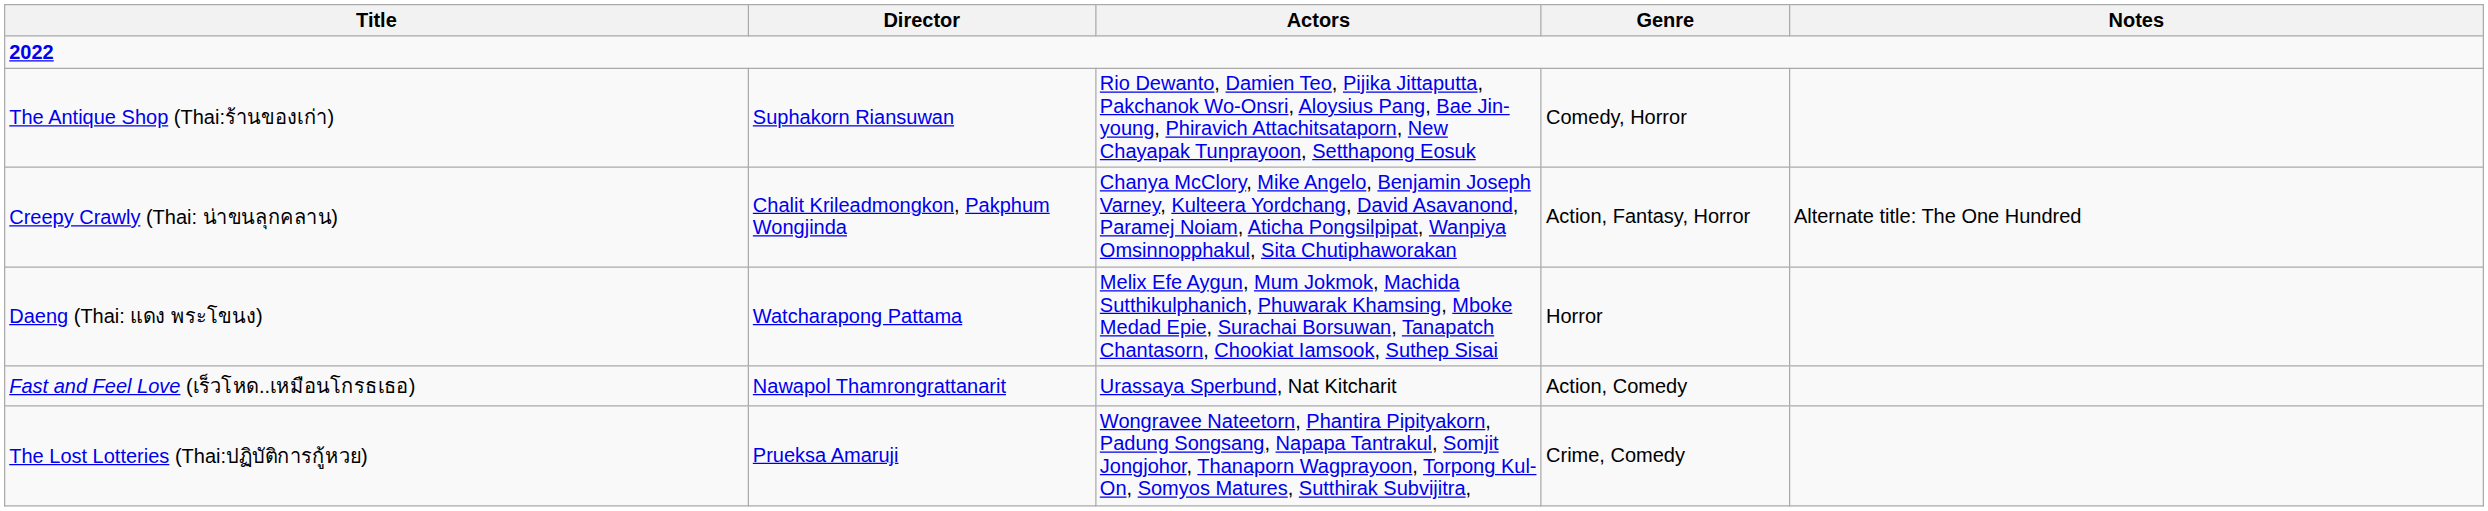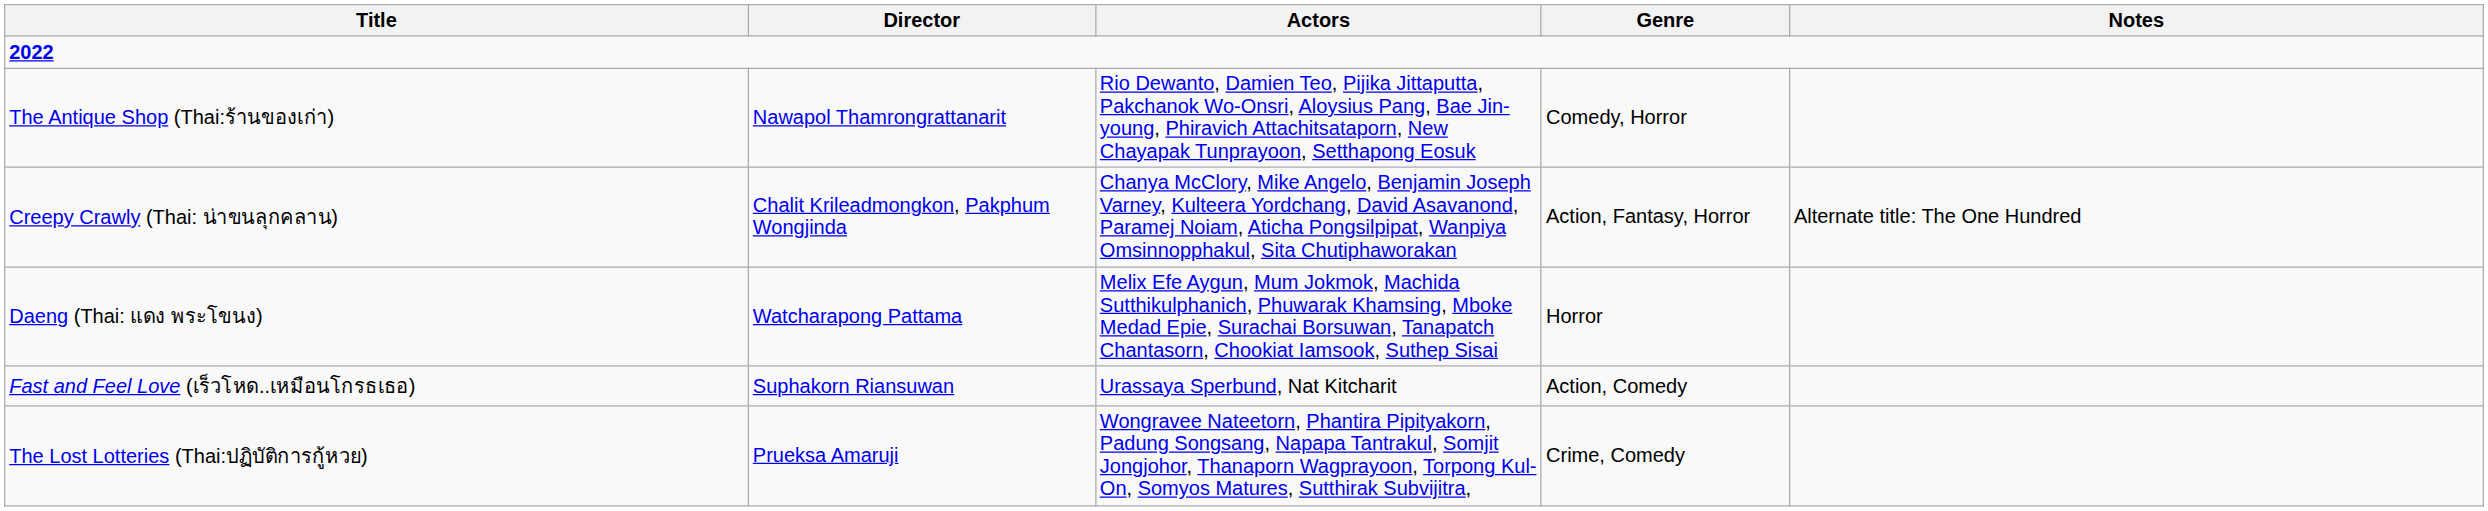(853, 117) Suphakorn Riansuwan -> (879, 117) Nawapol Thamrongrattanarit
(879, 385) Nawapol Thamrongrattanarit -> (853, 385) Suphakorn Riansuwan
